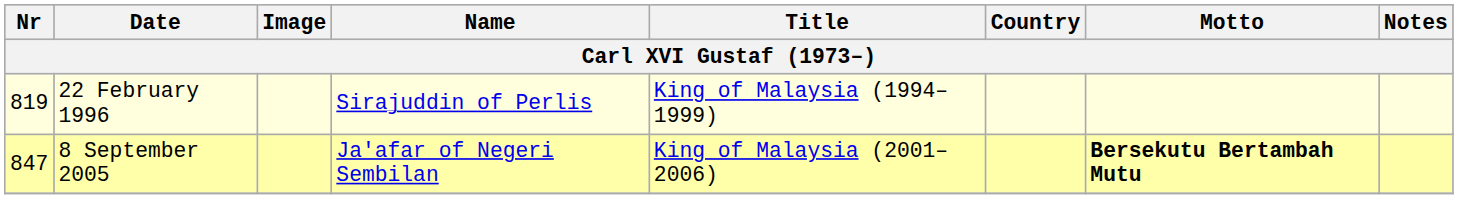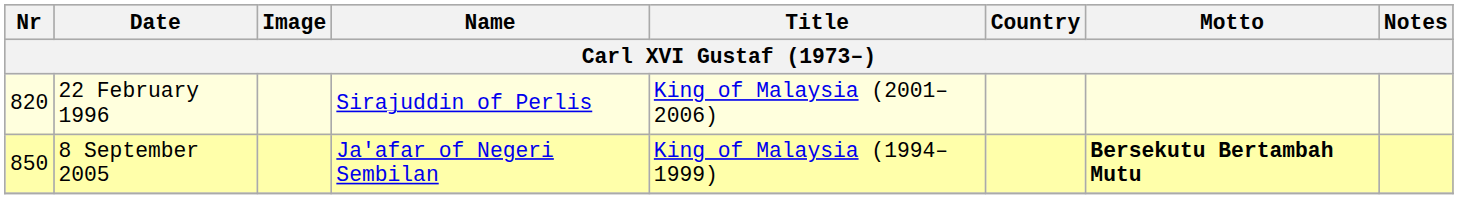(29, 104) 819 -> (29, 104) 820
(801, 104) King of Malaysia (1994–1999) -> (801, 104) King of Malaysia (2001–2006)
(29, 163) 847 -> (29, 163) 850
(801, 163) King of Malaysia (2001–2006) -> (801, 163) King of Malaysia (1994–1999)
